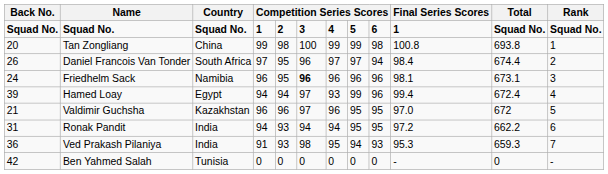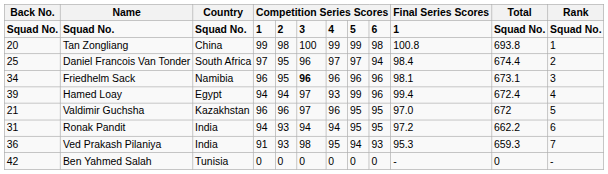(13, 62) 26 -> (13, 62) 25
(13, 78) 24 -> (13, 78) 34
